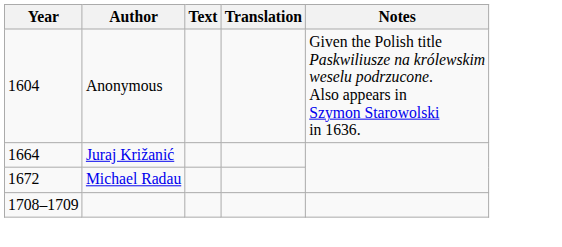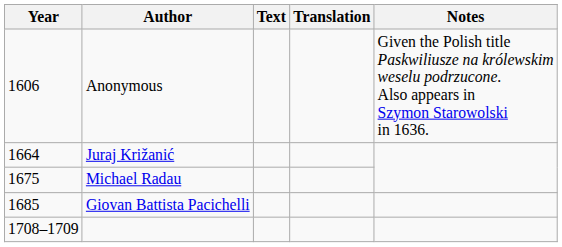(24, 85) 1604 -> (24, 85) 1606
(24, 179) 1672 -> (24, 179) 1675
+ row: (168, 204)
